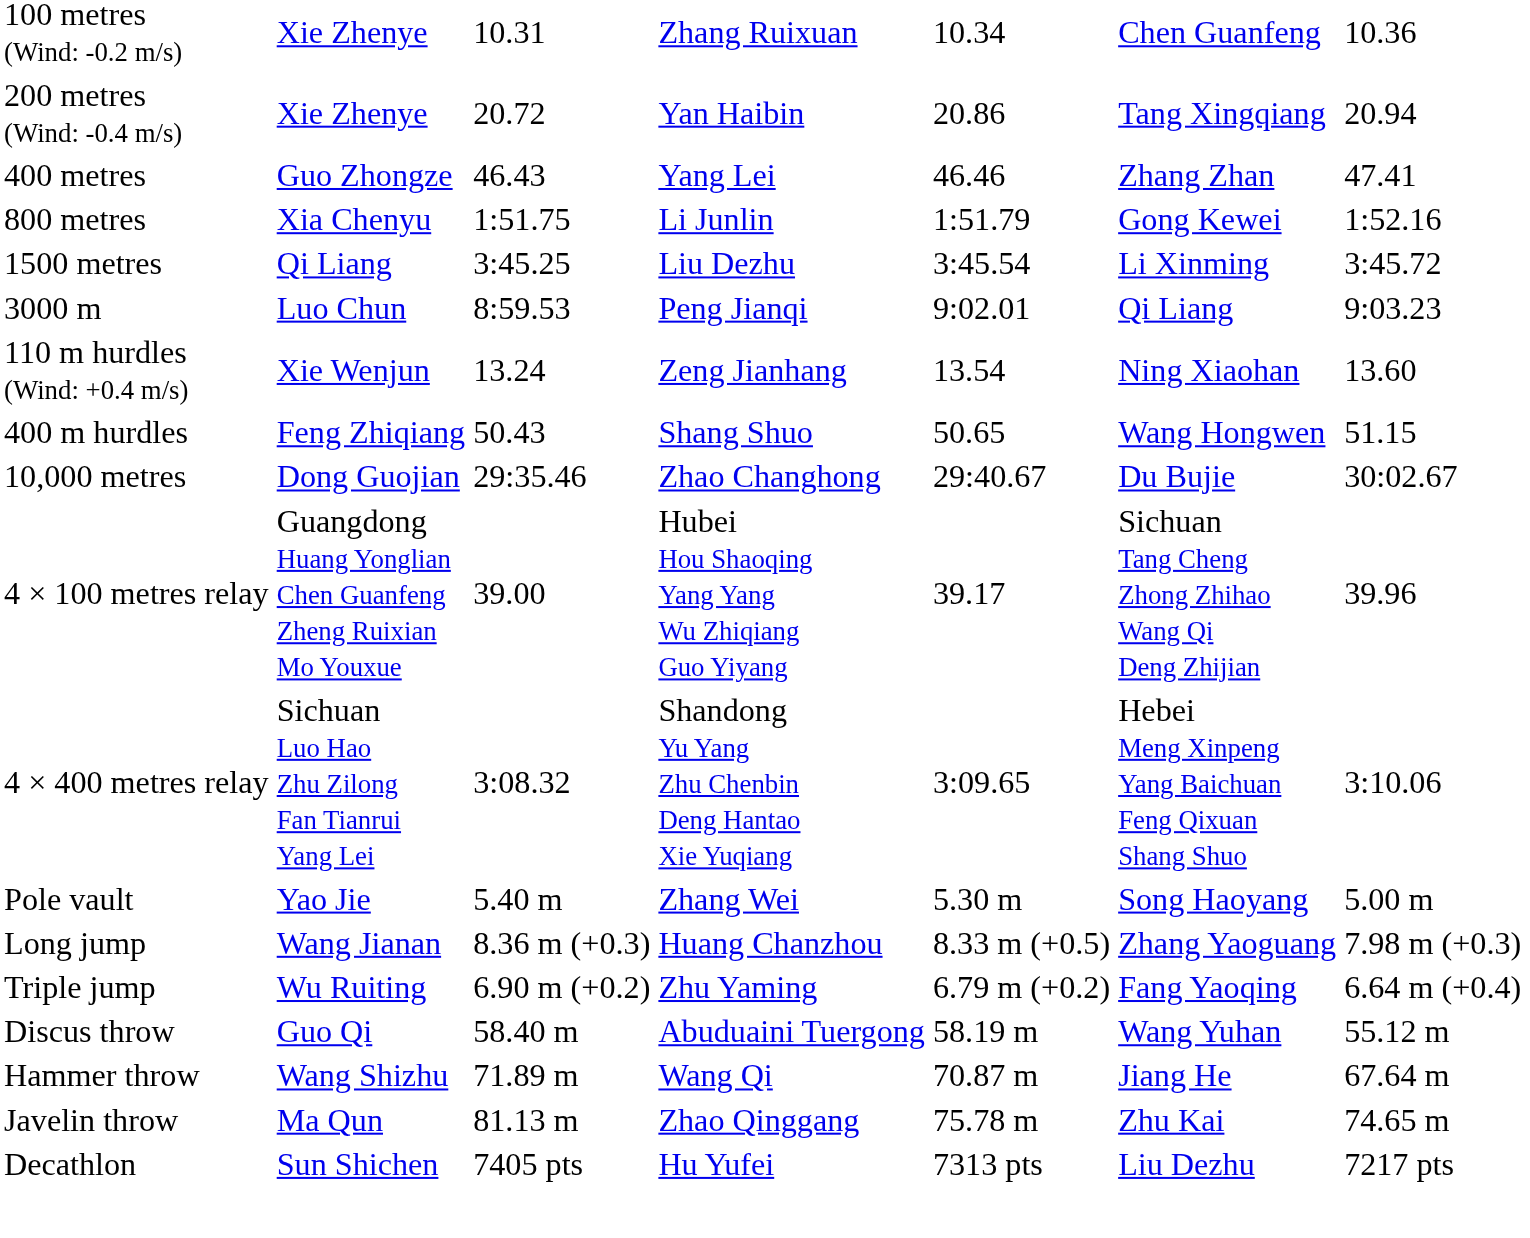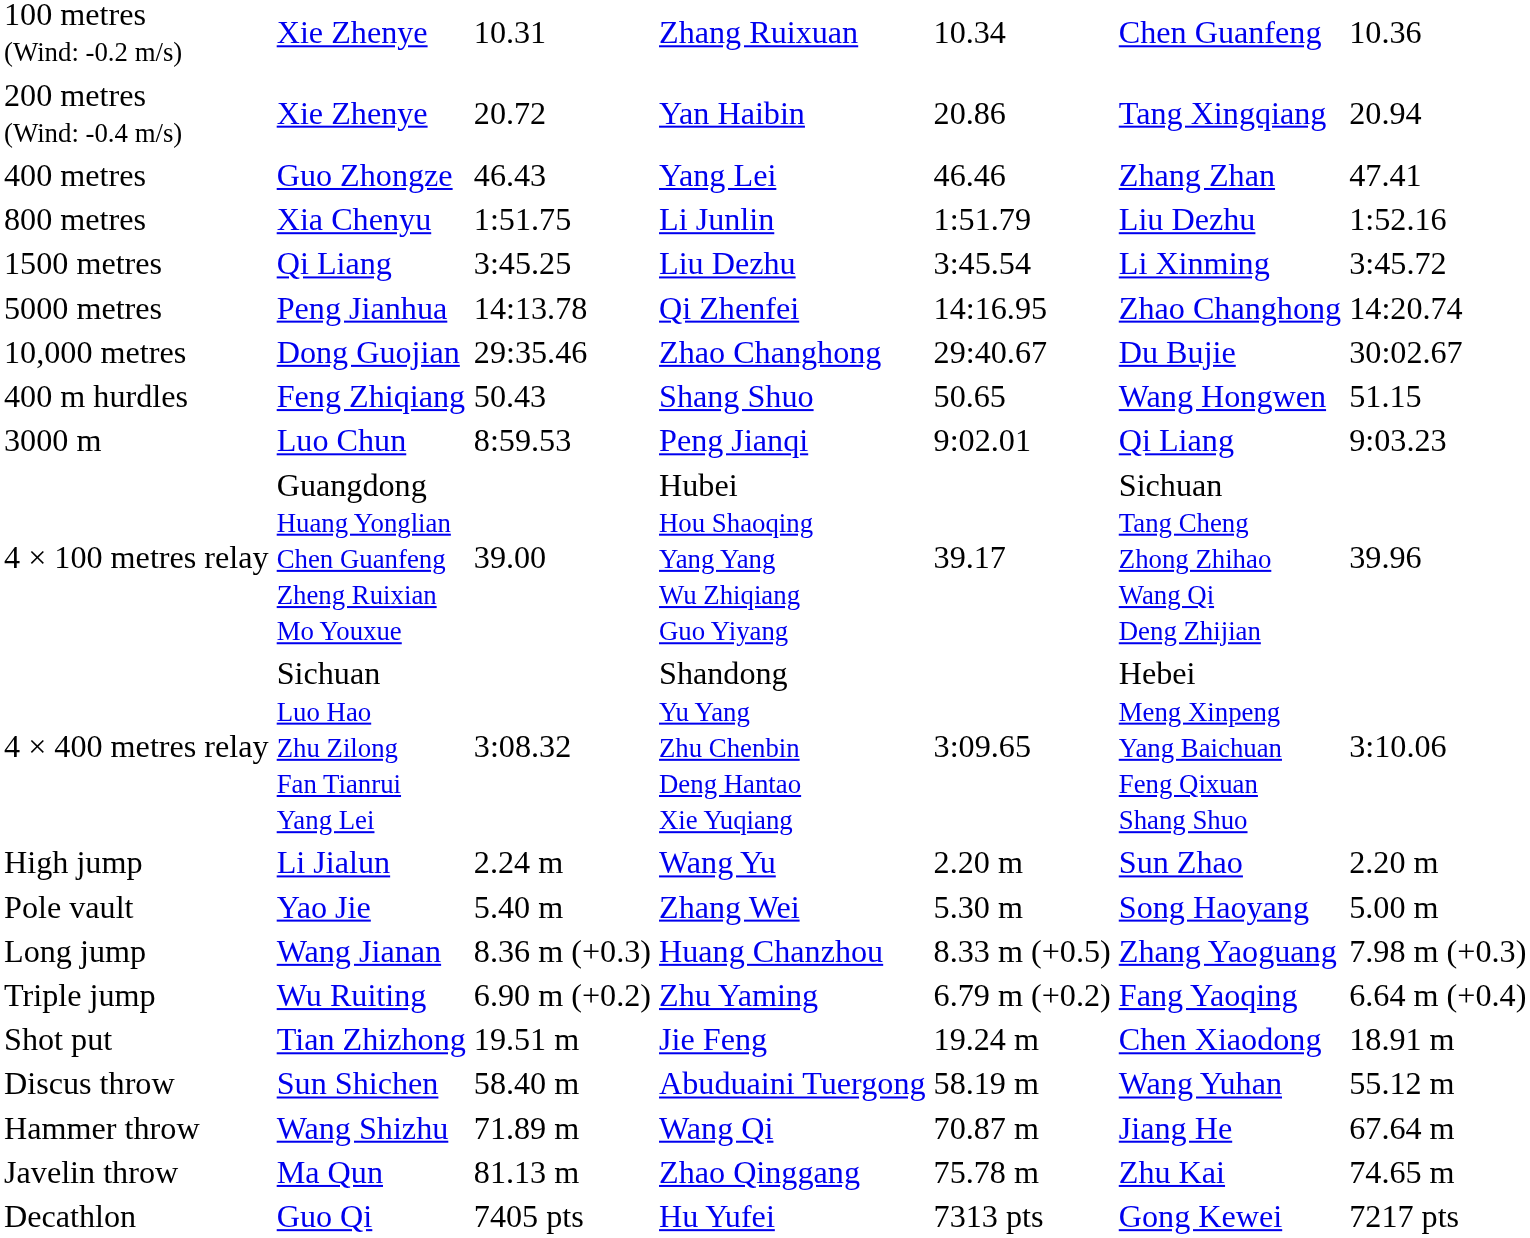(1200, 219) Gong Kewei -> (1187, 219) Liu Dezhu
+ row: (83, 308)
rows swapped: (95, 476) <-> (53, 308)
- row: (96, 370)
+ row: (73, 862)
+ row: (58, 1039)
(324, 1031) Guo Qi -> (358, 1083) Sun Shichen
(358, 1164) Sun Shichen -> (324, 1216) Guo Qi
(1186, 1164) Liu Dezhu -> (1200, 1216) Gong Kewei
